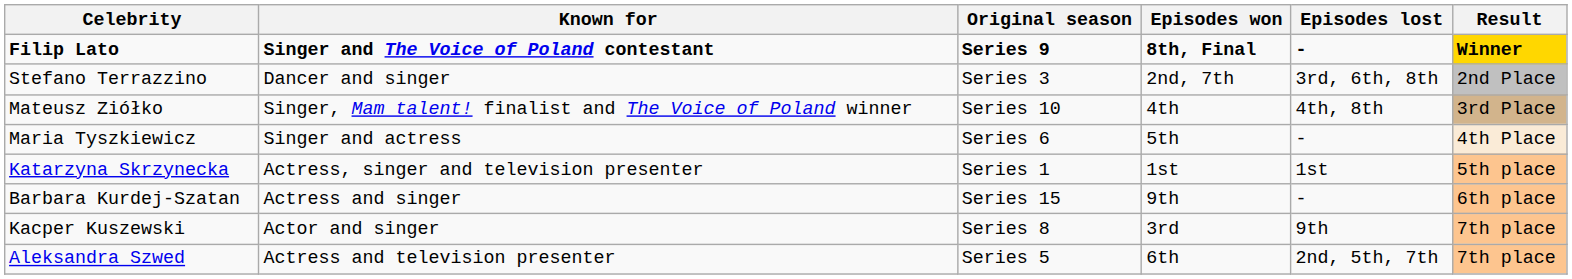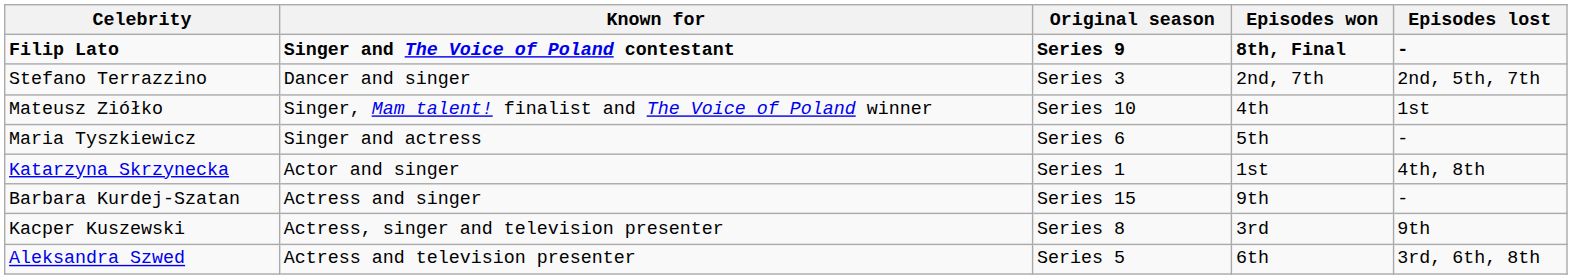- column: (1509, 20)
(1367, 79) 3rd, 6th, 8th -> (1469, 79) 2nd, 5th, 7th
(1340, 109) 4th, 8th -> (1414, 109) 1st
(484, 169) Actress, singer and television presenter -> (372, 169) Actor and singer
(1312, 169) 1st -> (1441, 169) 4th, 8th
(352, 229) Actor and singer -> (504, 229) Actress, singer and television presenter
(1367, 259) 2nd, 5th, 7th -> (1469, 259) 3rd, 6th, 8th
